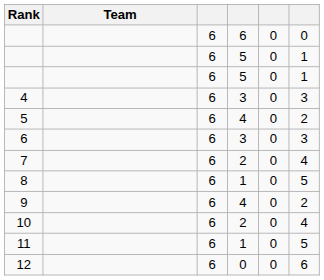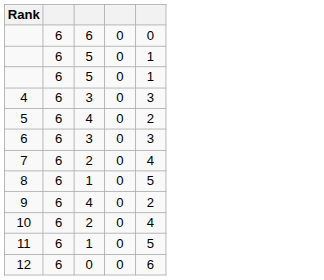- column: (120, 14)
